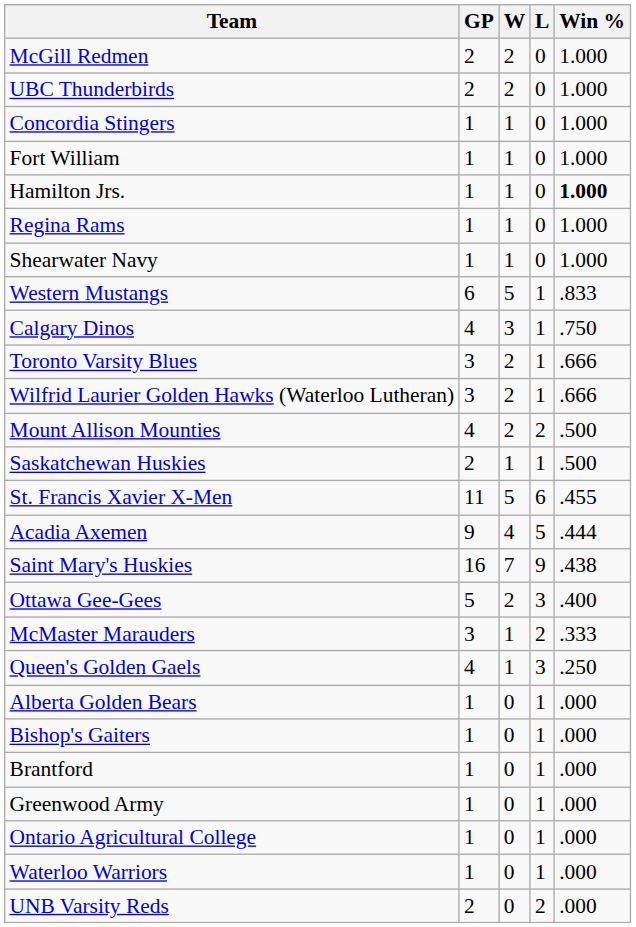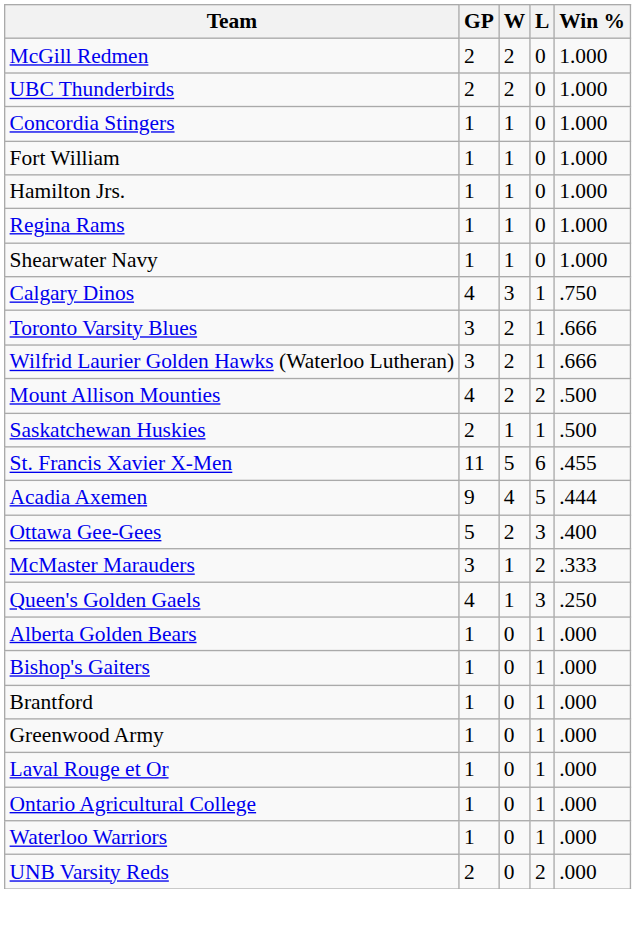(583, 191) bold -> (583, 191) normal
- row: (89, 293)
- row: (101, 565)
+ row: (89, 769)
